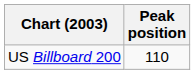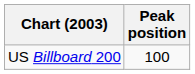(157, 57) 110 -> (157, 57) 100
